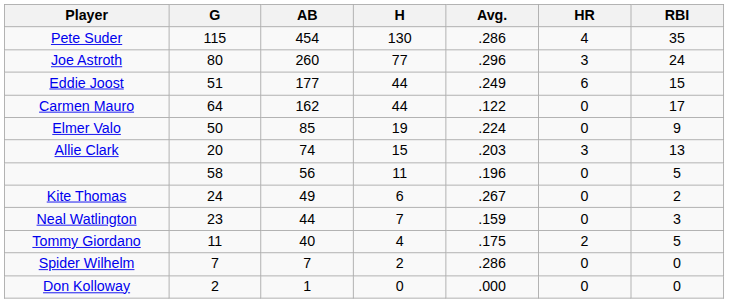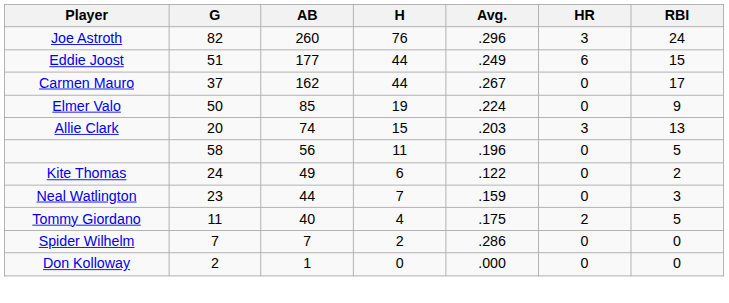- row: (87, 38)
(215, 60) 80 -> (215, 38) 82
(400, 60) 77 -> (400, 38) 76
(215, 106) 64 -> (215, 83) 37
(492, 106) .122 -> (492, 83) .267
(492, 196) .267 -> (492, 173) .122
